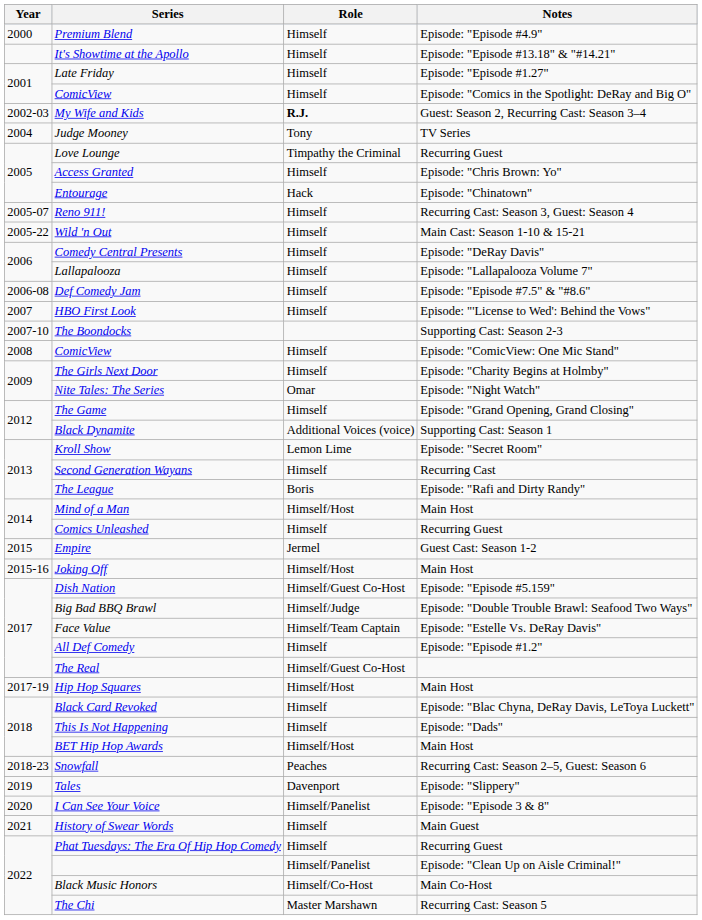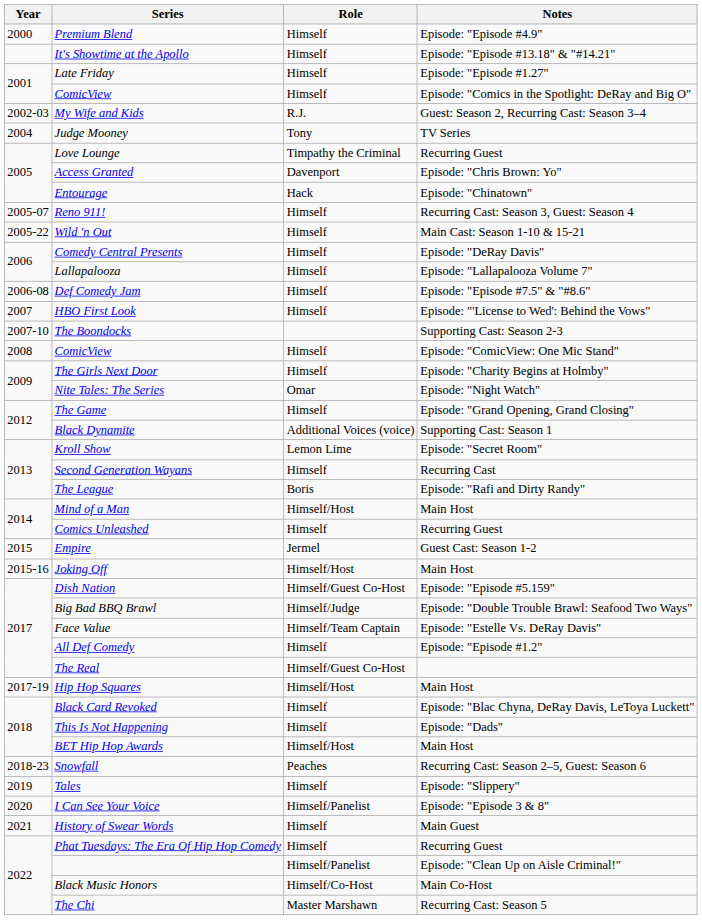(297, 113) bold -> (296, 113) normal
(307, 172) Himself -> (313, 172) Davenport
(313, 786) Davenport -> (307, 786) Himself
